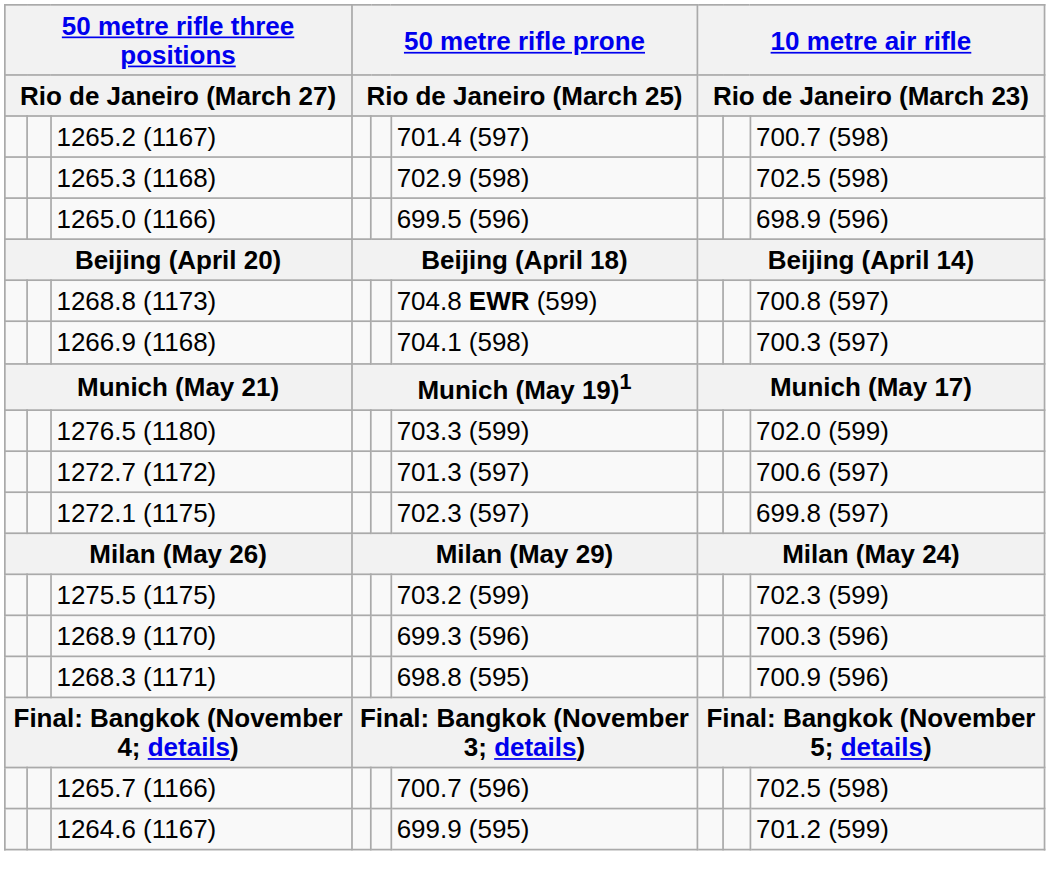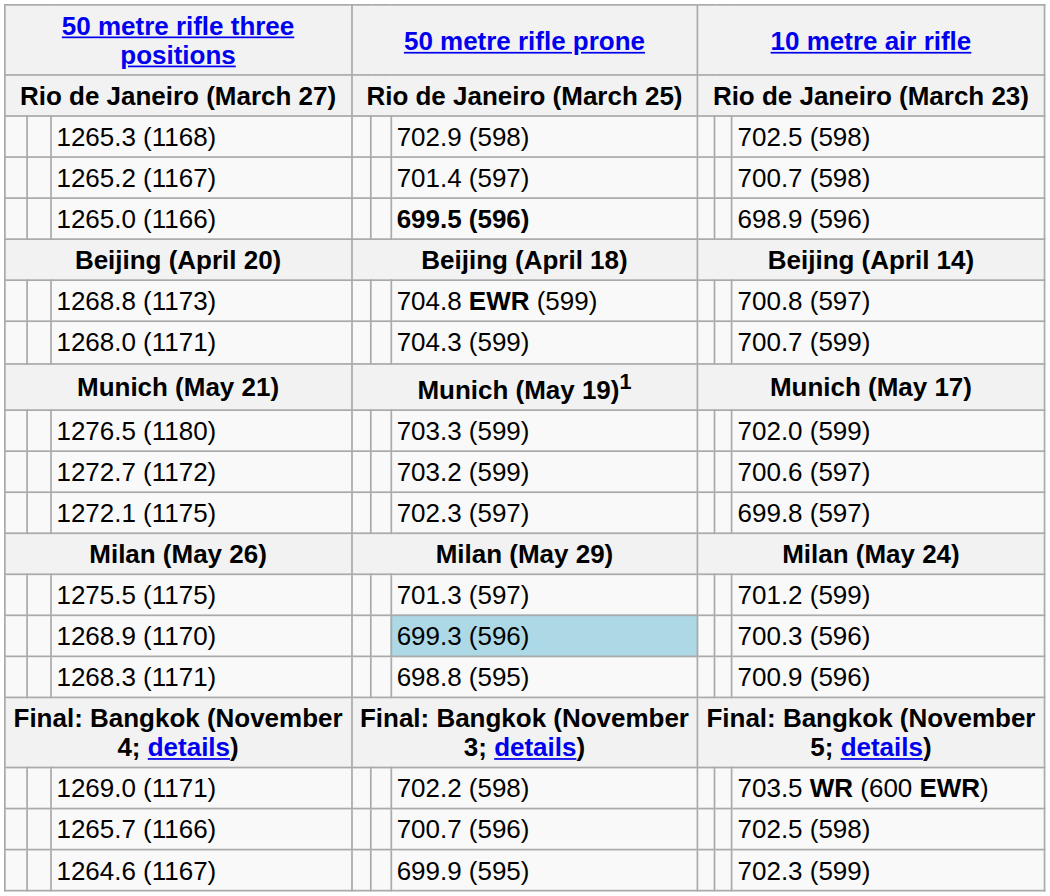rows swapped: (136, 178) <-> (136, 137)
(463, 219) normal -> (463, 219) bold
+ row: (136, 343)
- row: (136, 343)
(463, 471) 701.3 (597) -> (463, 471) 703.2 (599)
(463, 595) 703.2 (599) -> (463, 595) 701.3 (597)
(822, 595) 702.3 (599) -> (804, 595) 701.2 (599)
(463, 636) no background -> (463, 636) lightblue background
+ row: (136, 788)
(822, 830) 701.2 (599) -> (804, 871) 702.3 (599)
